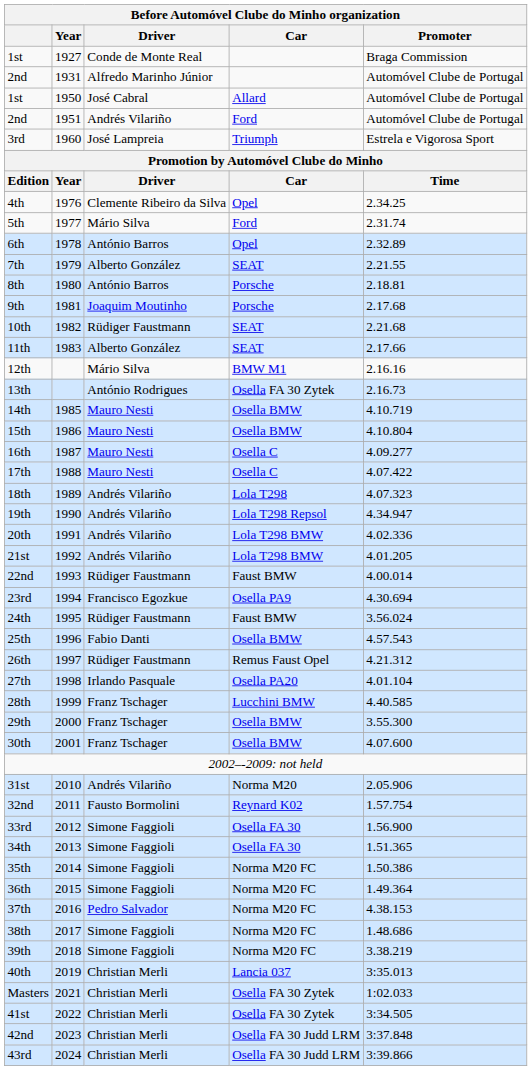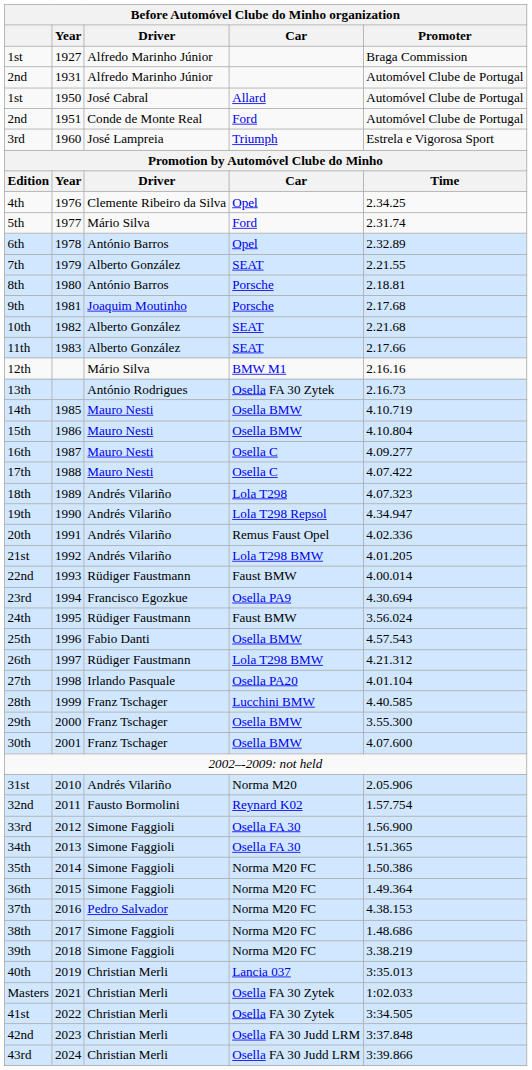(145, 56) Conde de Monte Real -> (150, 56) Alfredo Marinho Júnior
(129, 118) Andrés Vilariño -> (145, 118) Conde de Monte Real
(139, 327) Rüdiger Faustmann -> (134, 327) Alberto González
(278, 535) Lola T298 BMW -> (281, 535) Remus Faust Opel
(281, 659) Remus Faust Opel -> (278, 659) Lola T298 BMW
